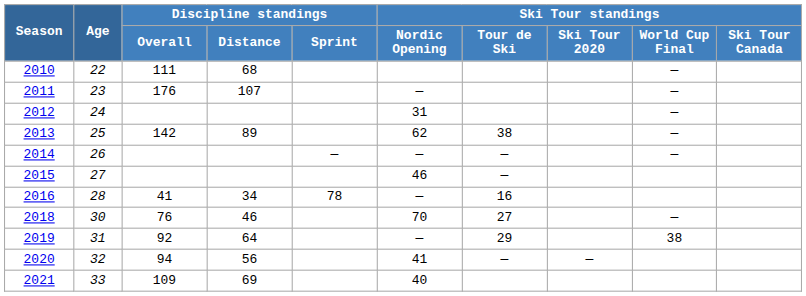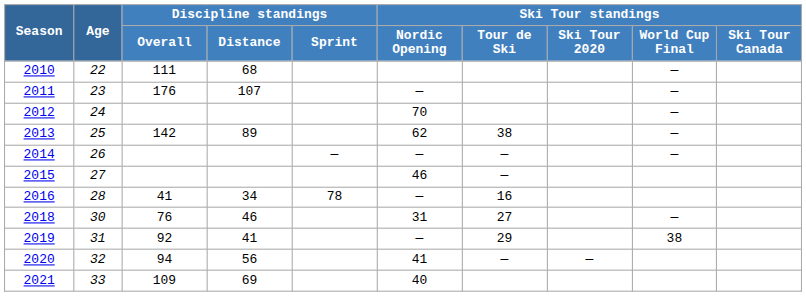(419, 114) 31 -> (419, 114) 70
(419, 218) 70 -> (419, 218) 31
(249, 239) 64 -> (249, 239) 41
